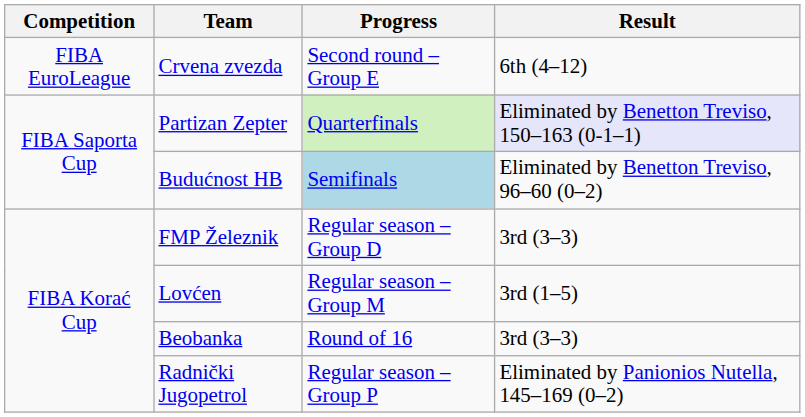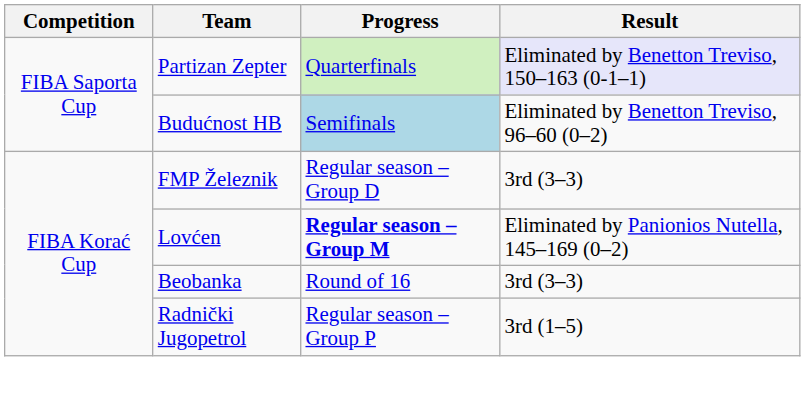- row: (220, 66)
(379, 293) normal -> (381, 236) bold
(539, 293) 3rd (1–5) -> (644, 236) Eliminated by Panionios Nutella, 145–169 (0–2)
(639, 383) Eliminated by Panionios Nutella, 145–169 (0–2) -> (544, 326) 3rd (1–5)
